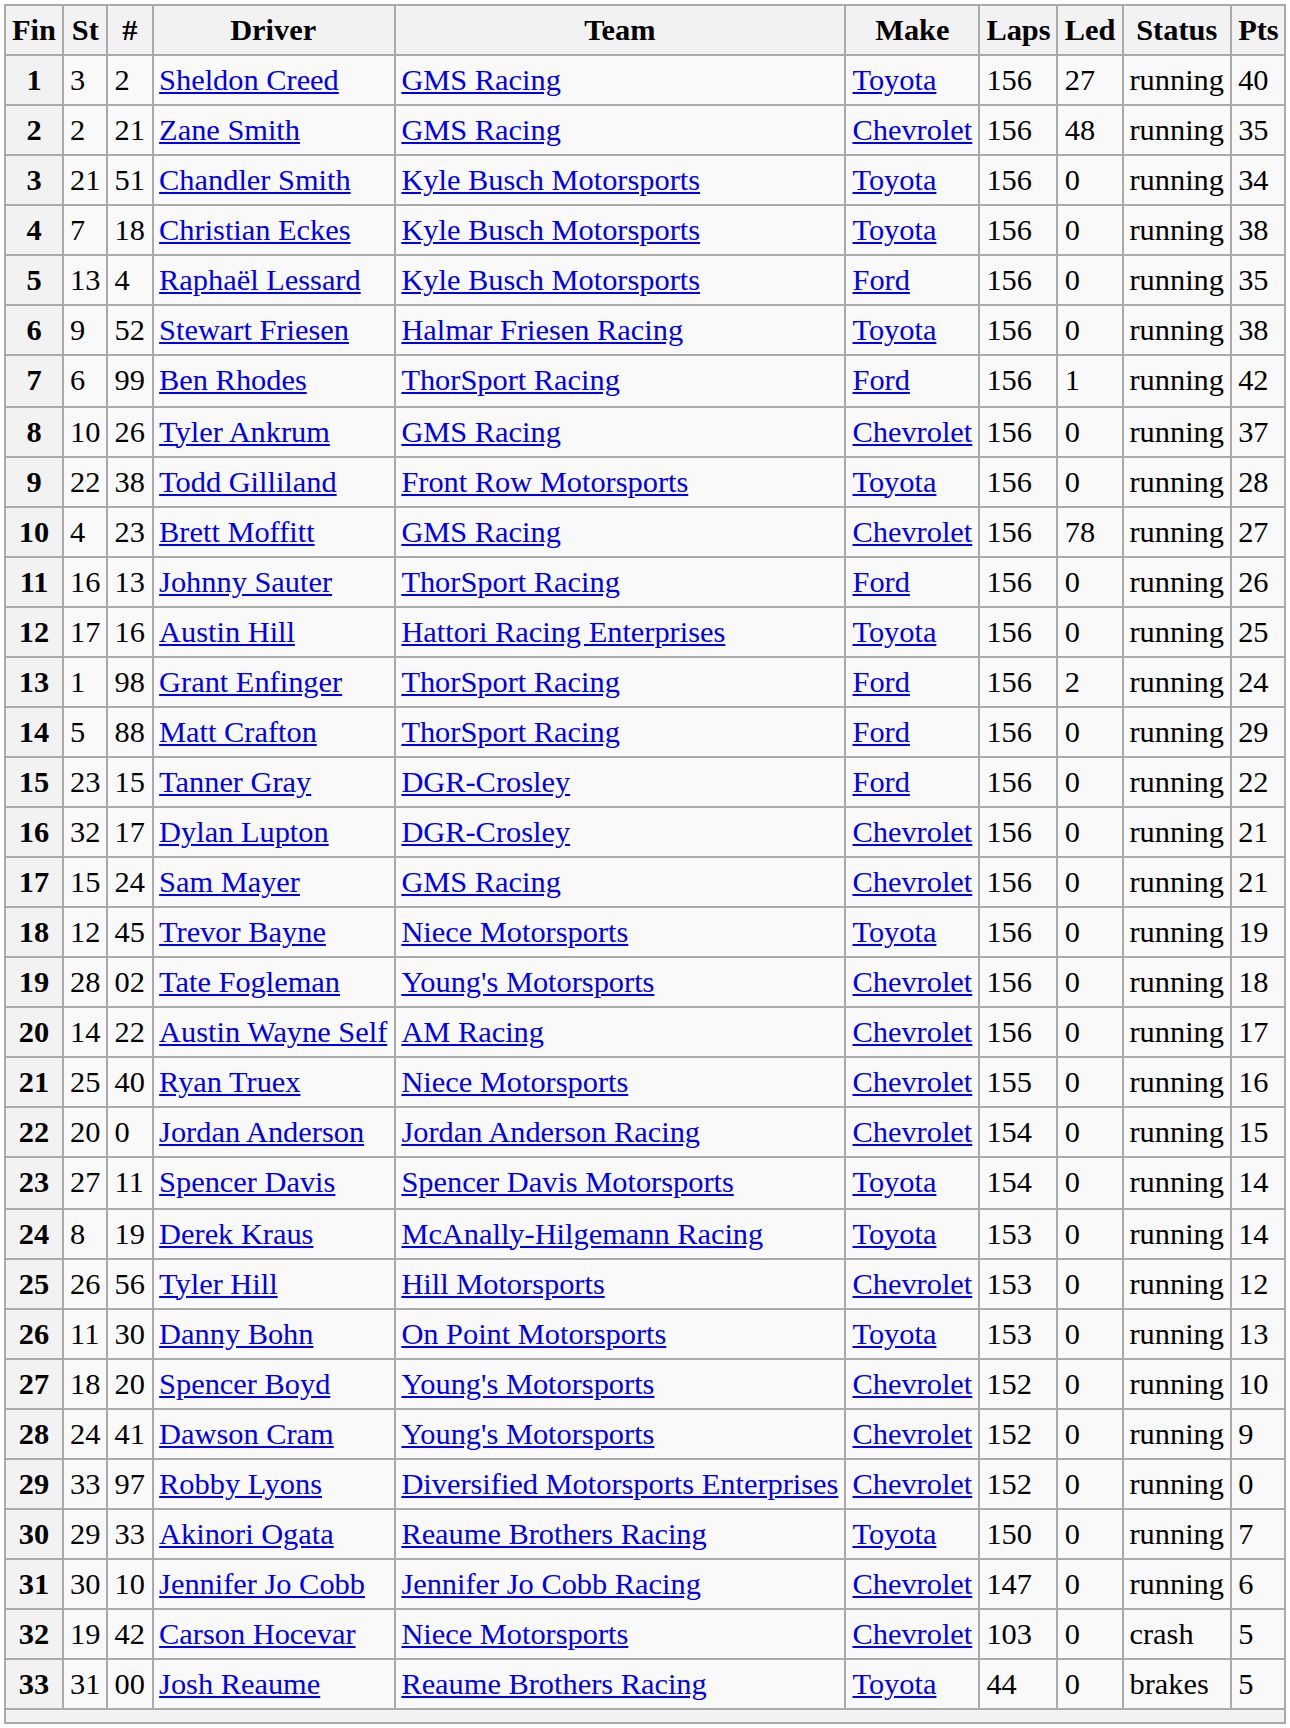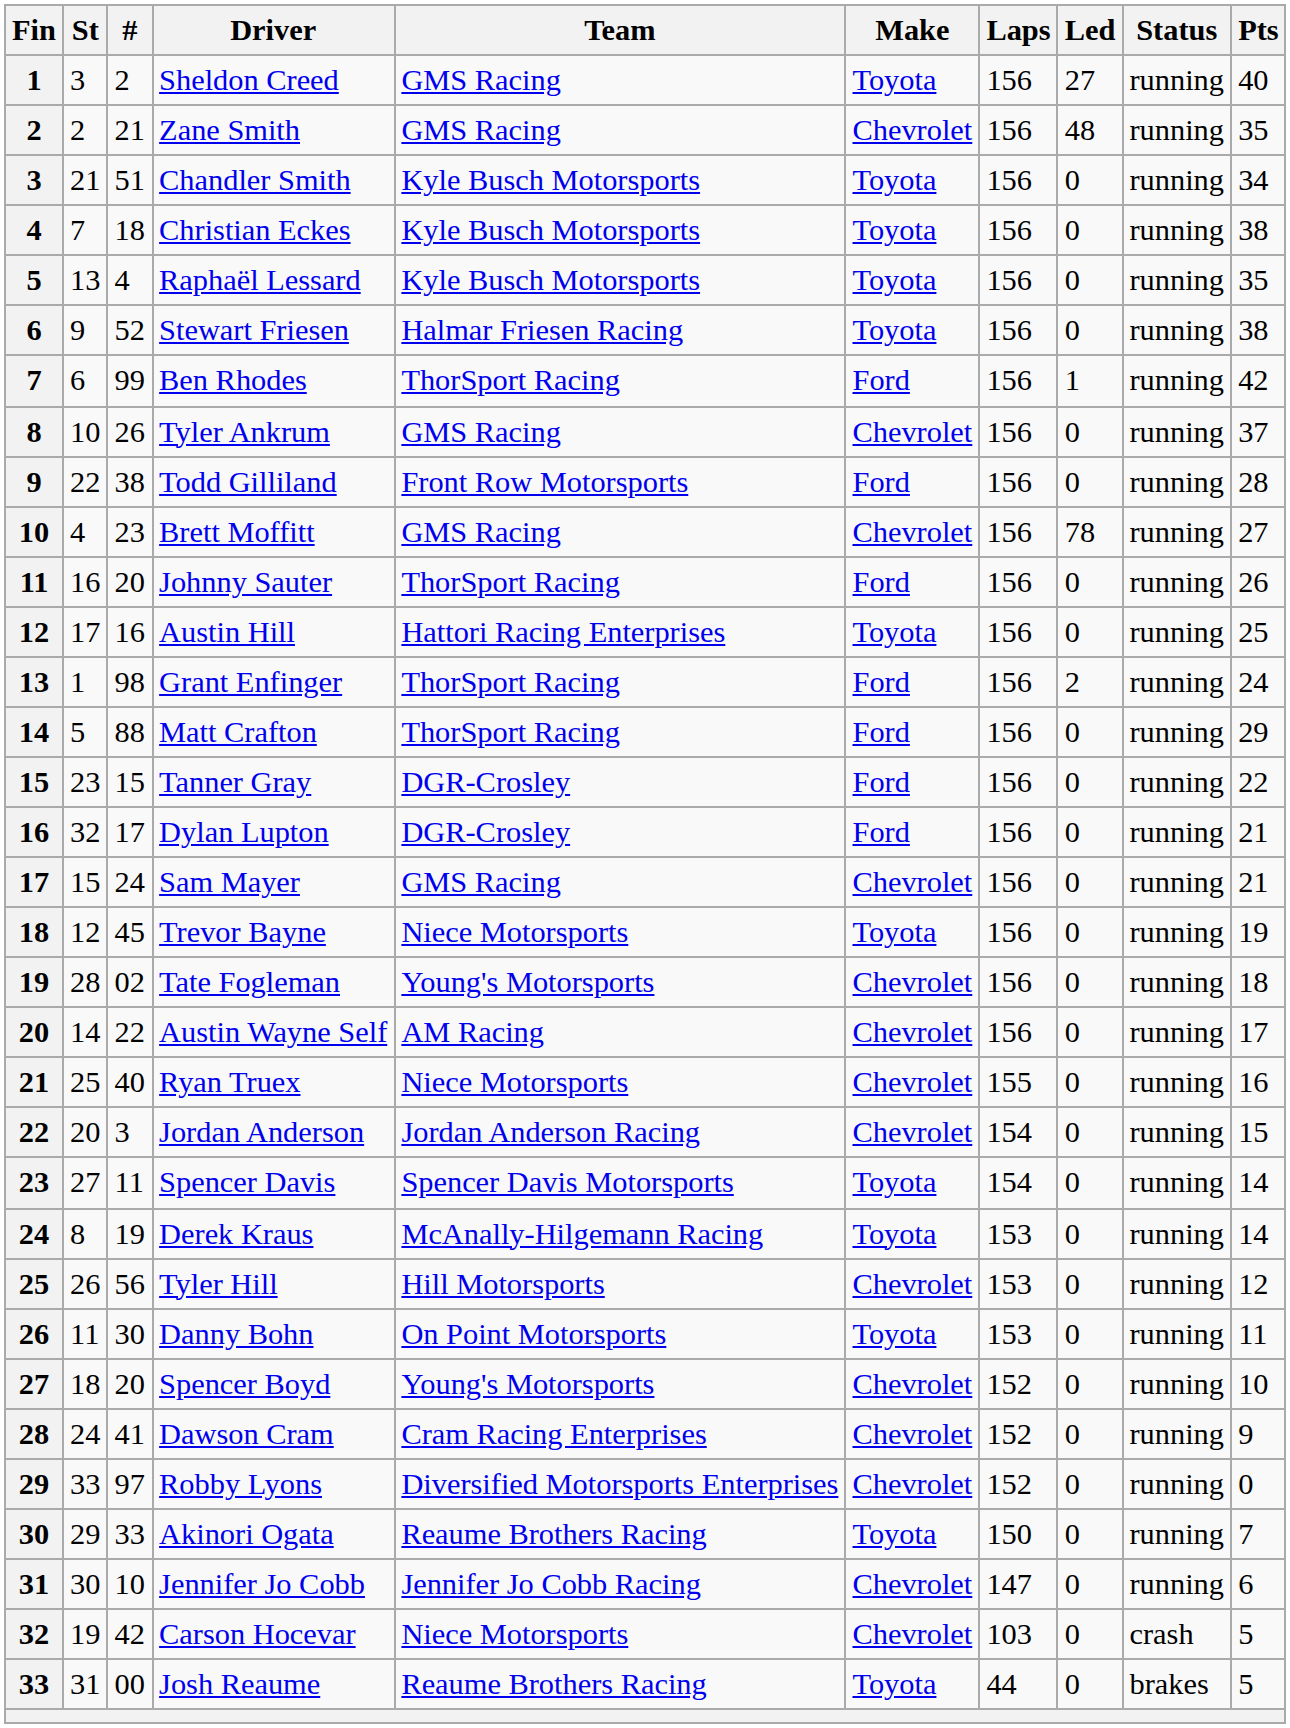(881, 280) Ford -> (894, 280) Toyota
(894, 480) Toyota -> (881, 480) Ford
(130, 581) 13 -> (130, 581) 20
(912, 831) Chevrolet -> (881, 831) Ford
(122, 1132) 0 -> (122, 1132) 3
(1253, 1332) 13 -> (1253, 1332) 11
(528, 1433) Young's Motorsports -> (554, 1433) Cram Racing Enterprises
